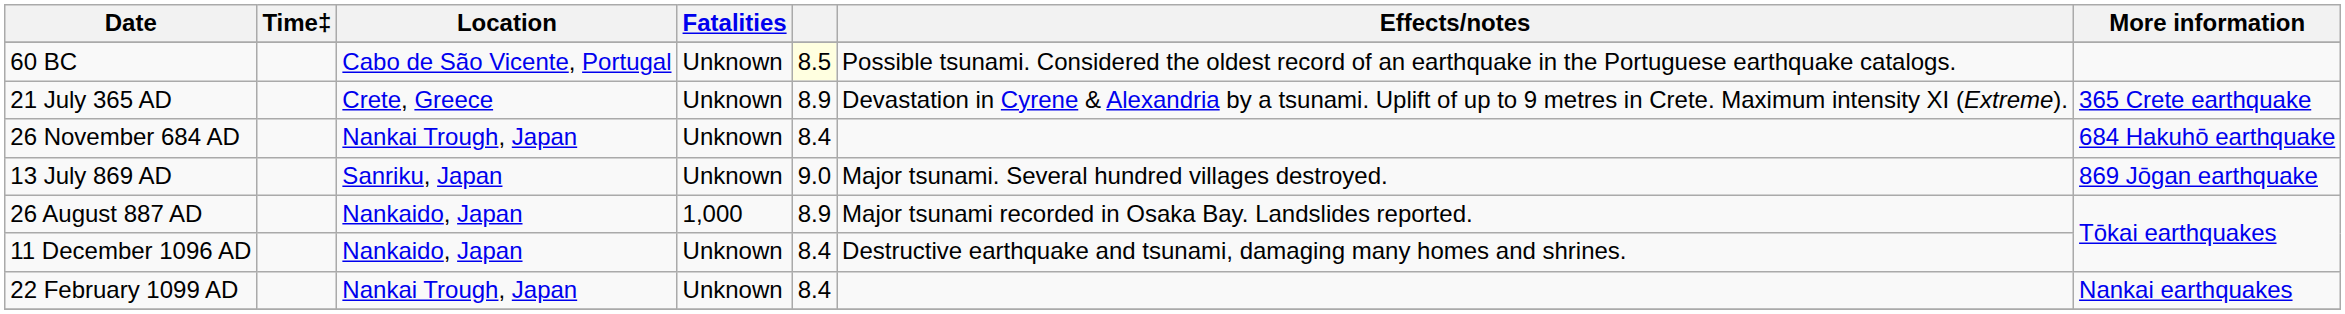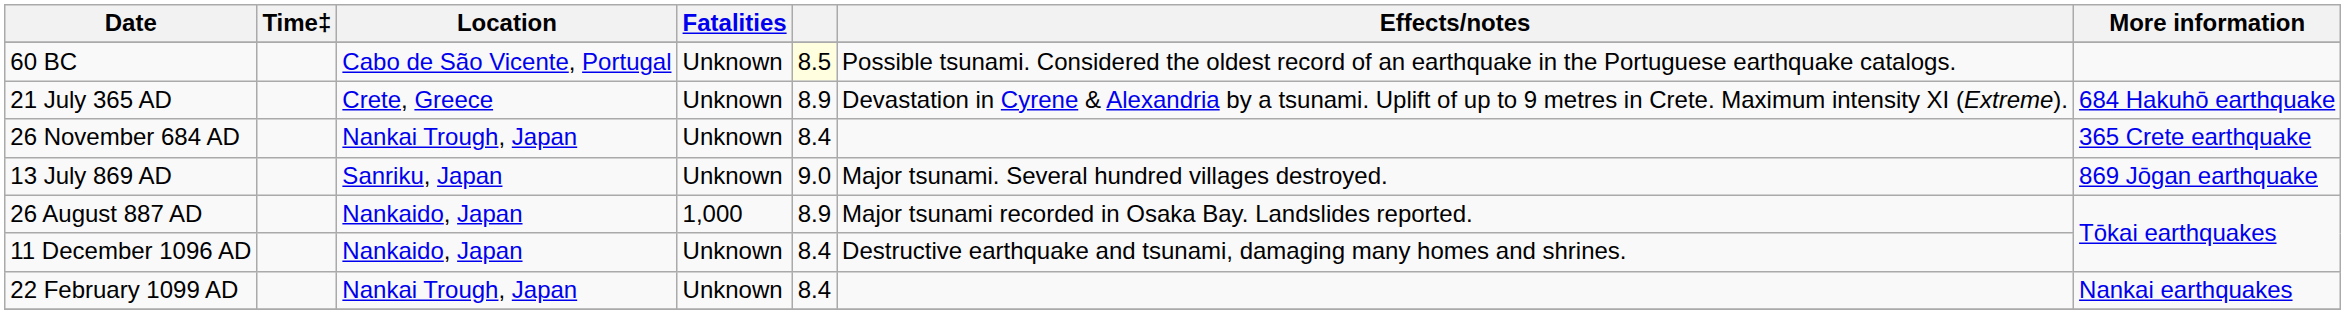(2195, 99) 365 Crete earthquake -> (2207, 99) 684 Hakuhō earthquake
(2207, 137) 684 Hakuhō earthquake -> (2195, 137) 365 Crete earthquake
